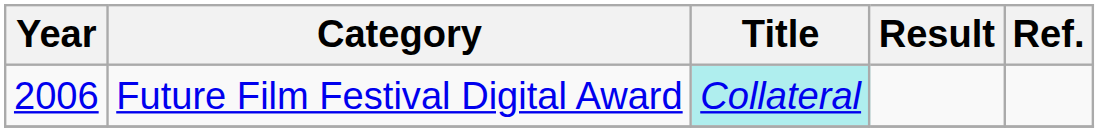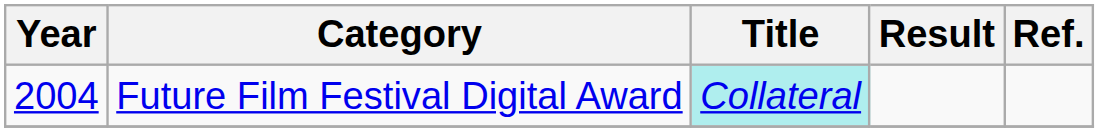(56, 95) 2006 -> (56, 95) 2004
